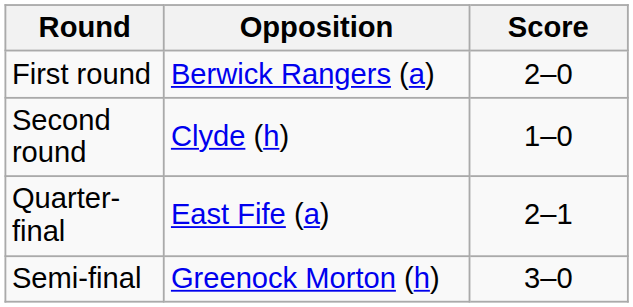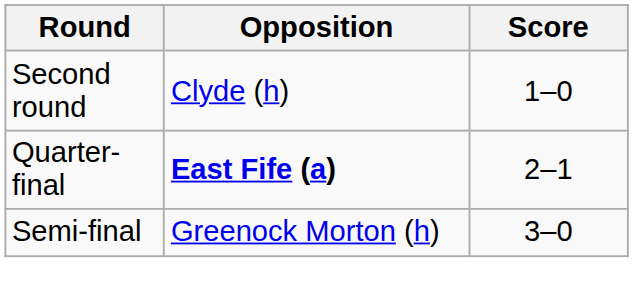- row: (81, 73)
(250, 215) normal -> (253, 169) bold
